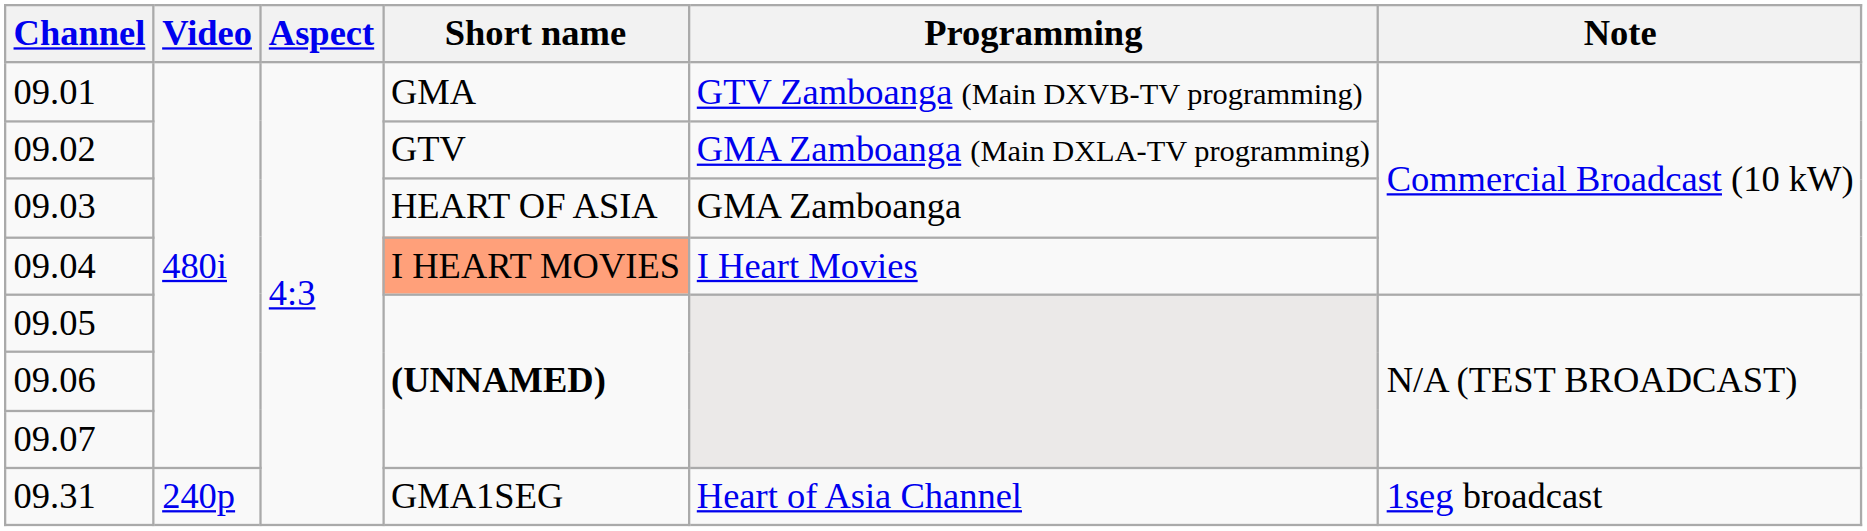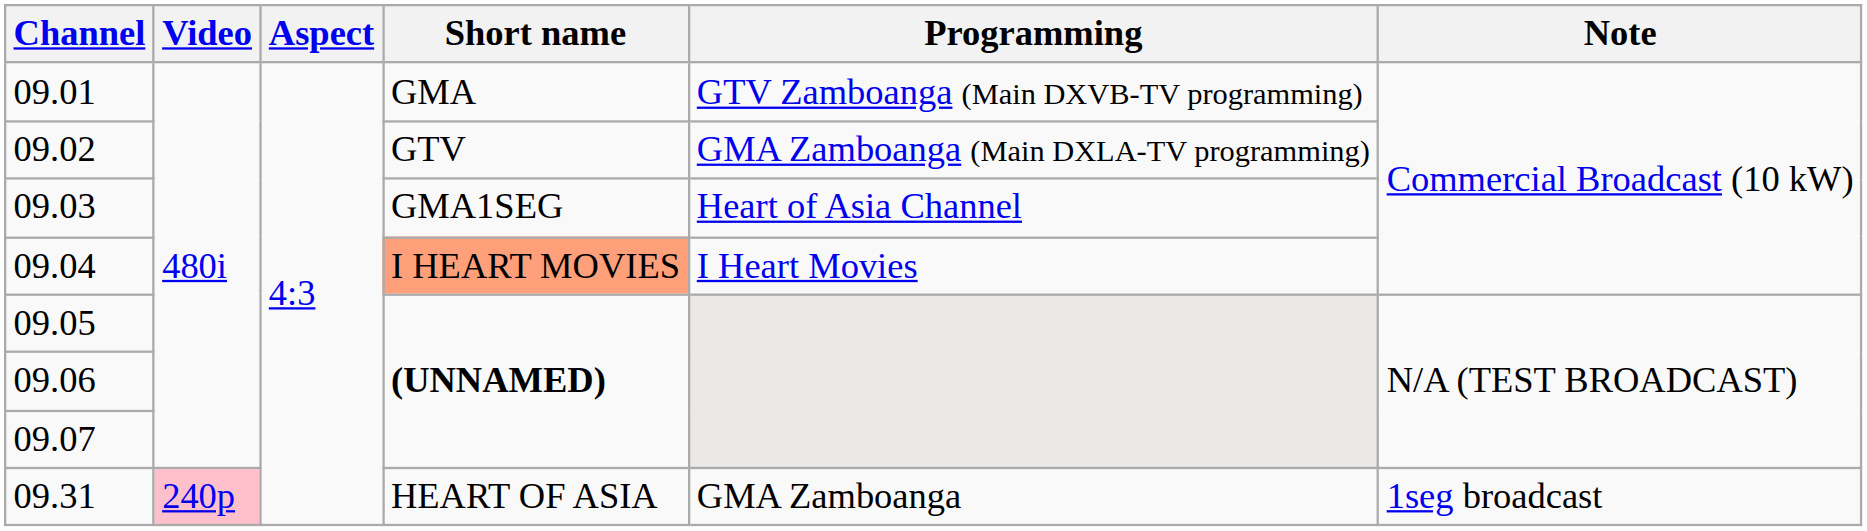(524, 206) HEART OF ASIA -> (477, 206) GMA1SEG
(829, 206) GMA Zamboanga -> (859, 206) Heart of Asia Channel
(199, 496) no background -> (199, 496) pink background
(477, 496) GMA1SEG -> (524, 496) HEART OF ASIA
(859, 496) Heart of Asia Channel -> (829, 496) GMA Zamboanga
